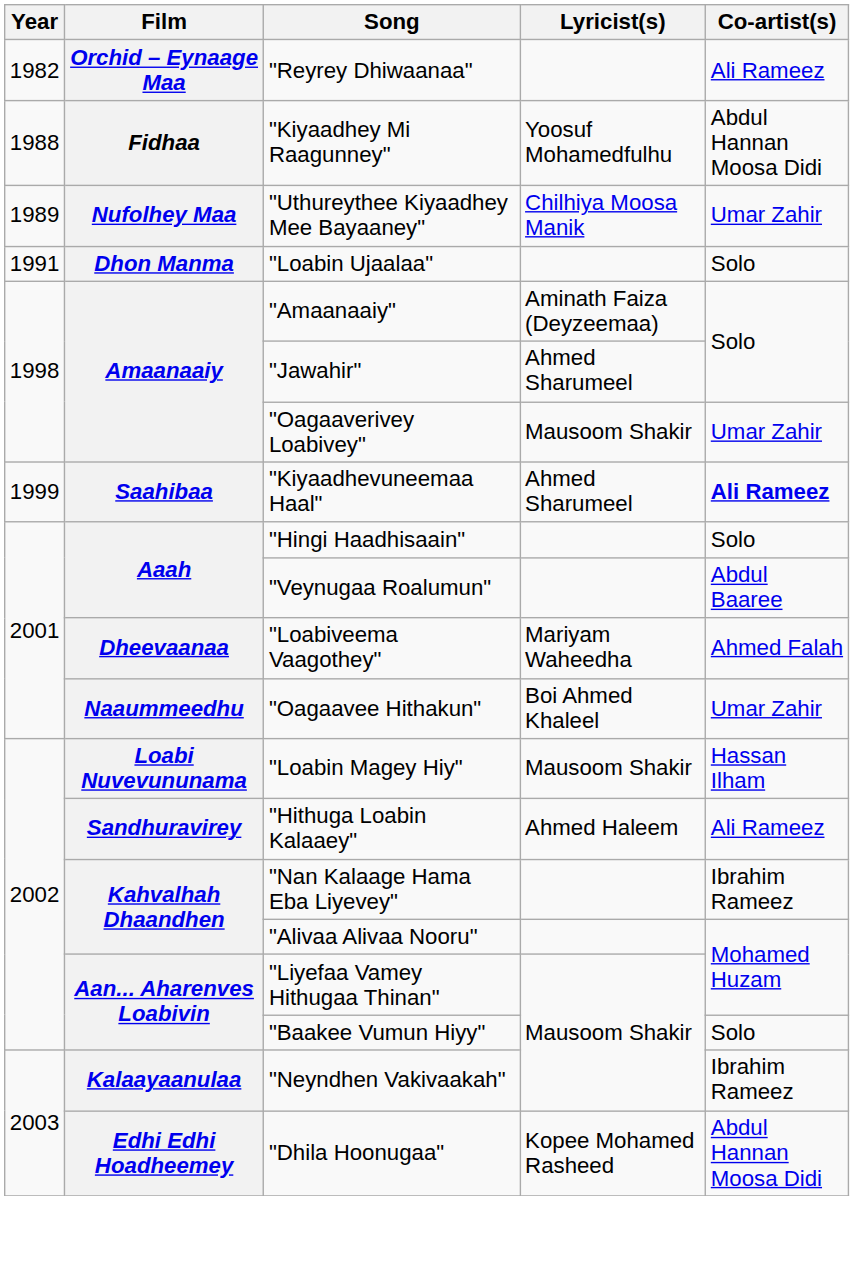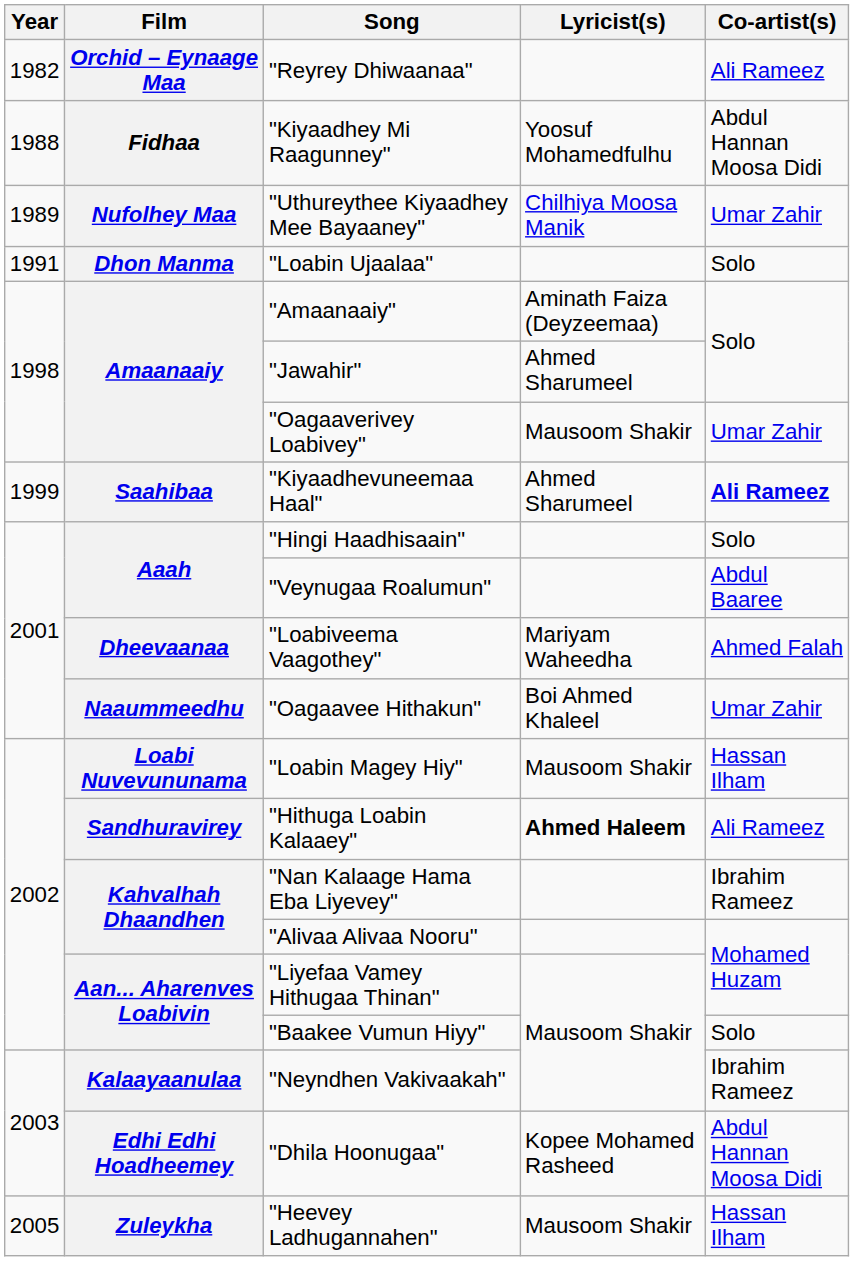(602, 828) normal -> (605, 828) bold
+ row: (353, 1225)
